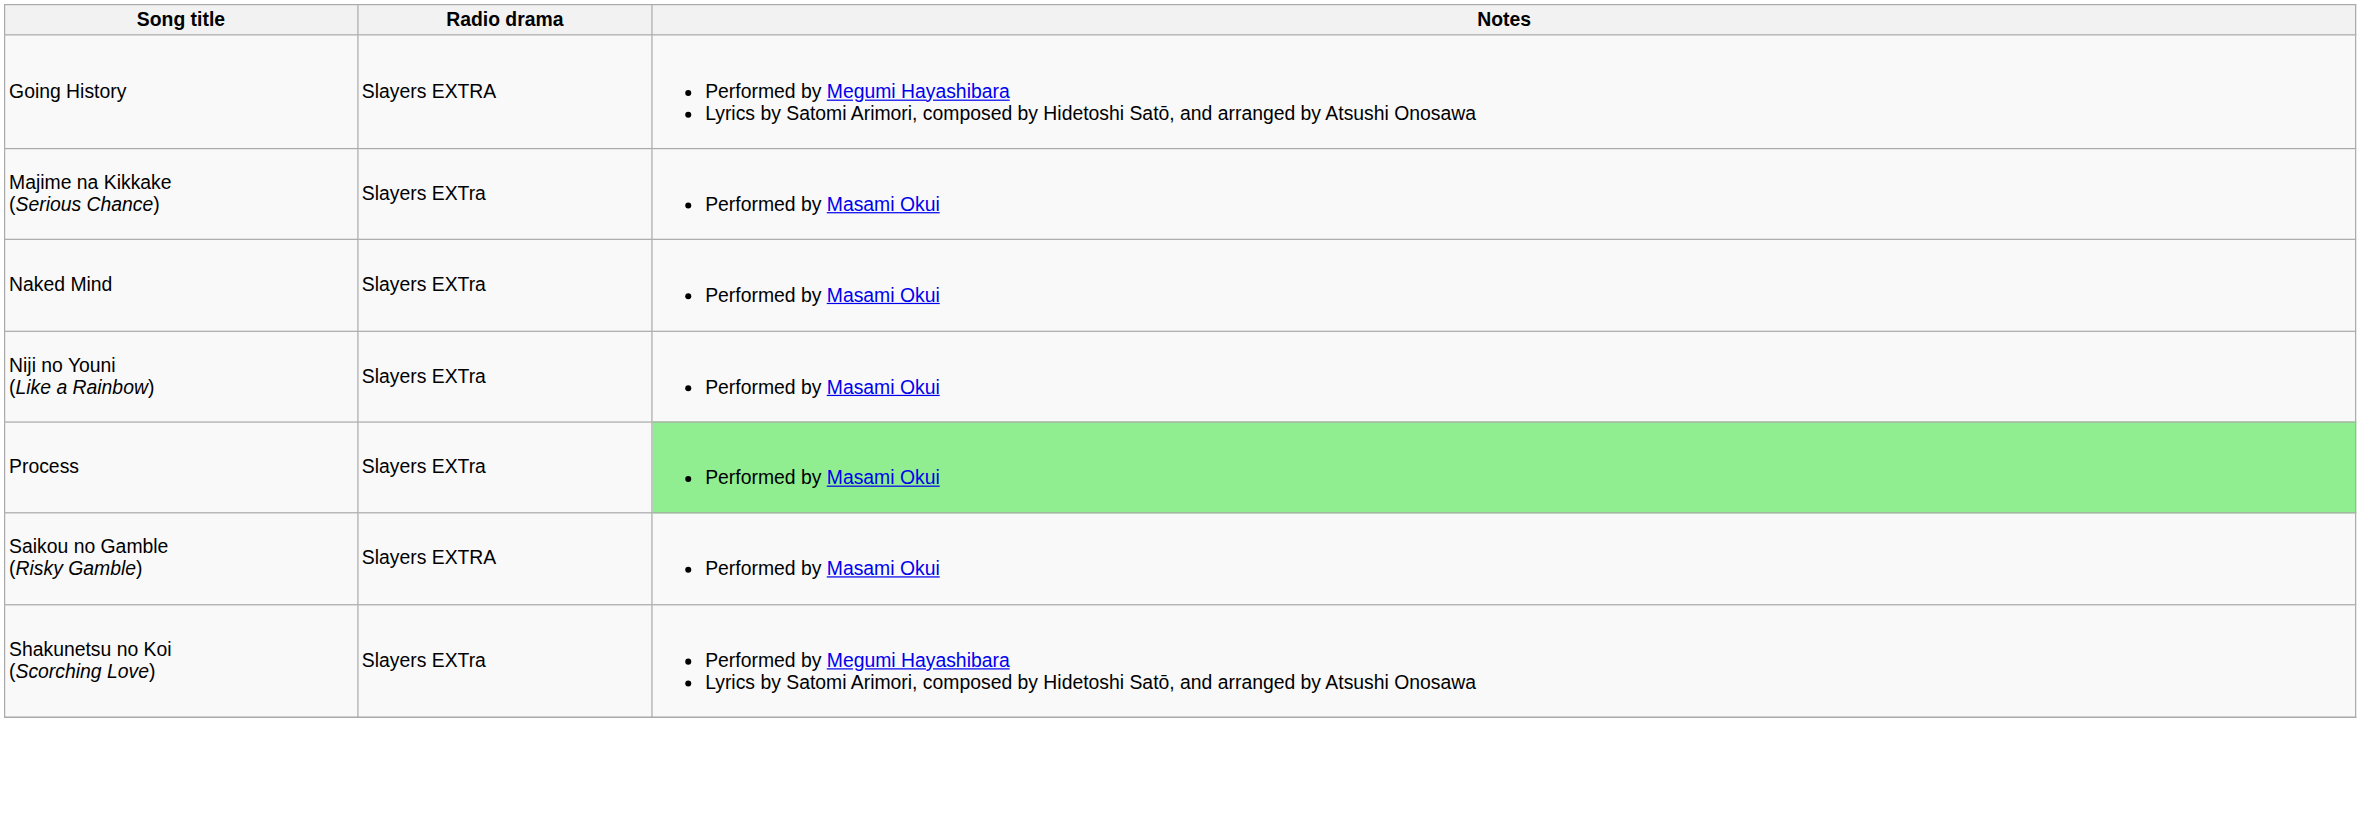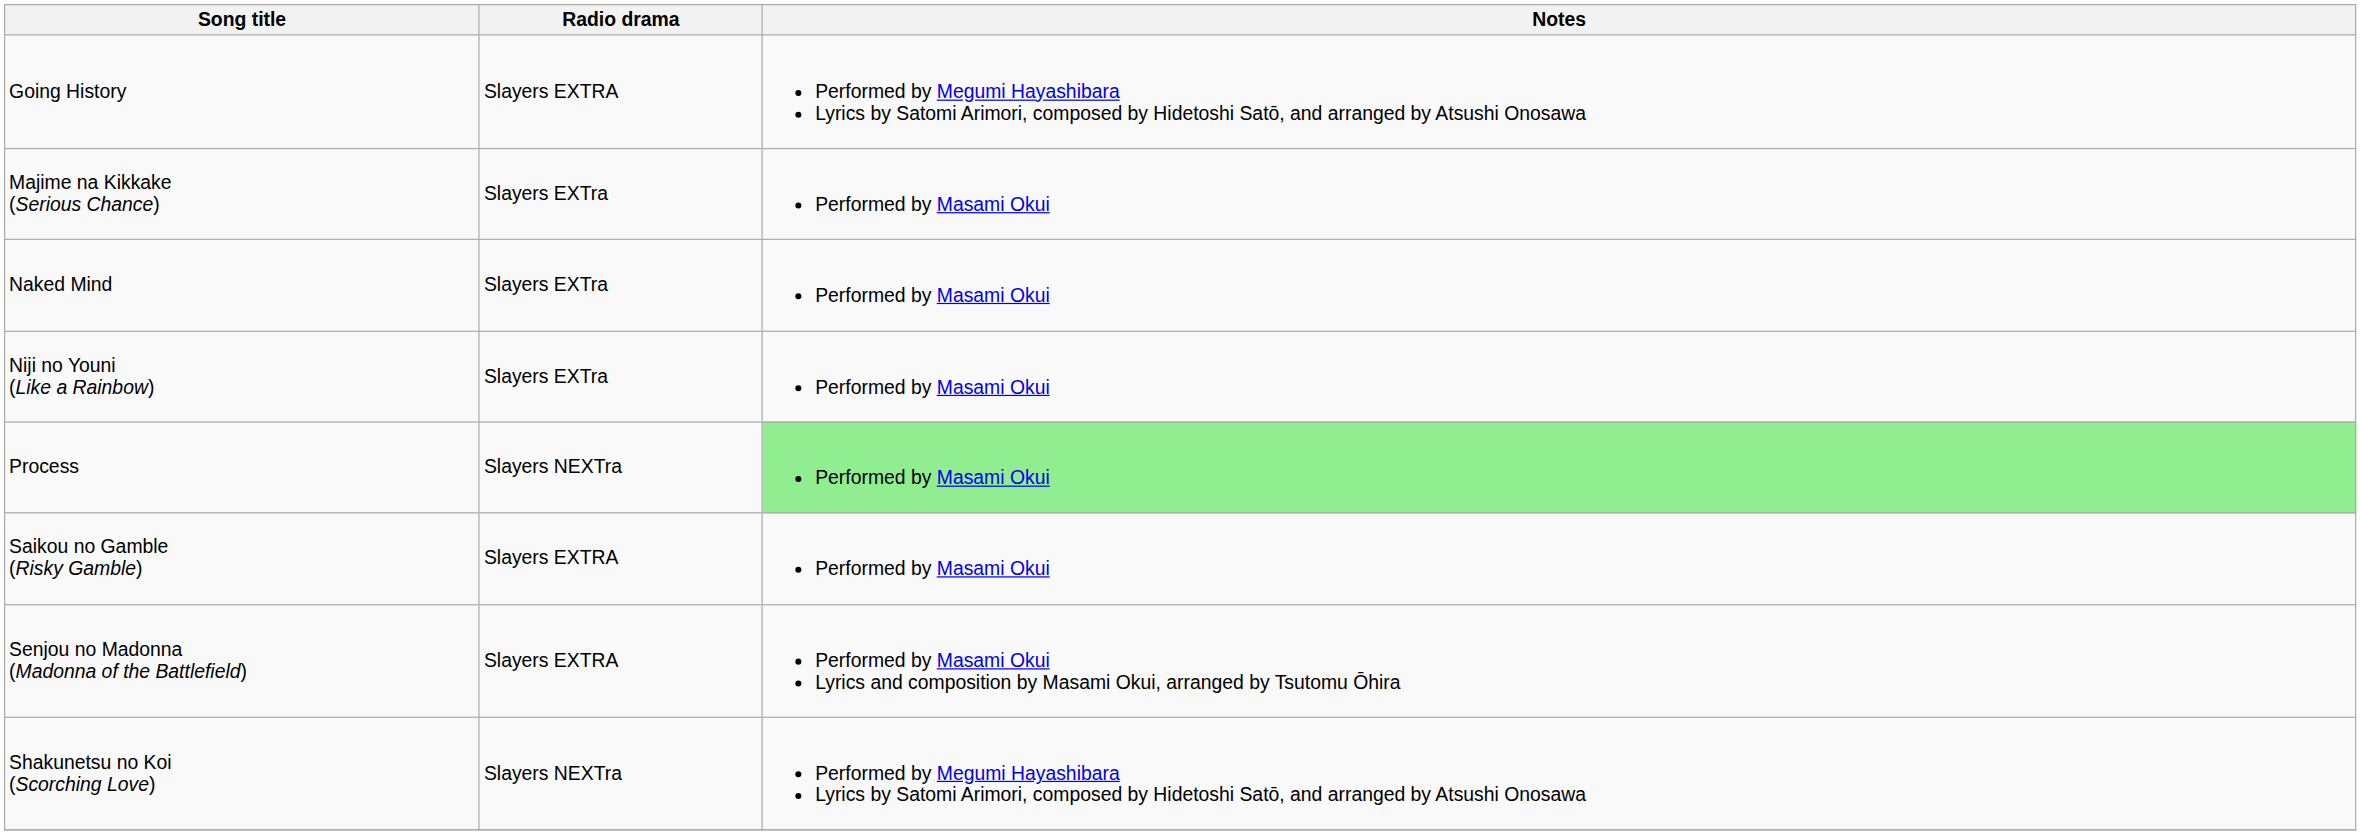(424, 467) Slayers EXTra -> (553, 467) Slayers NEXTra
+ row: (128, 660)
(424, 660) Slayers EXTra -> (553, 773) Slayers NEXTra
